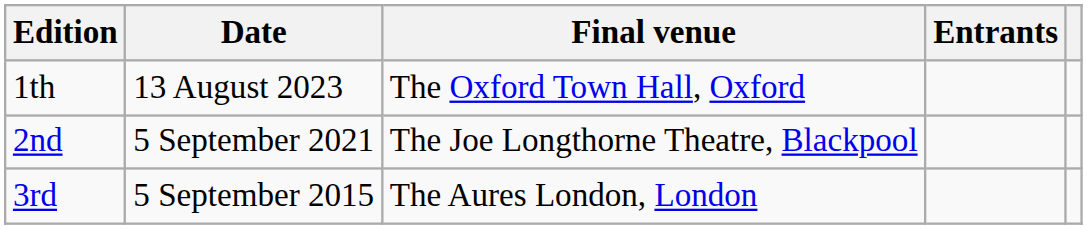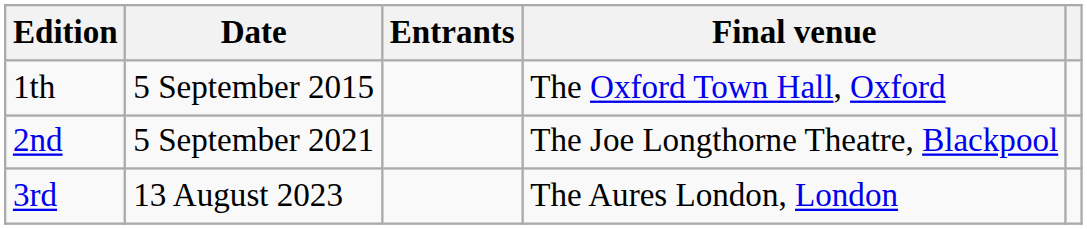columns swapped: (654, 32) <-> (996, 32)
(238, 86) 13 August 2023 -> (254, 86) 5 September 2015
(254, 196) 5 September 2015 -> (238, 196) 13 August 2023
